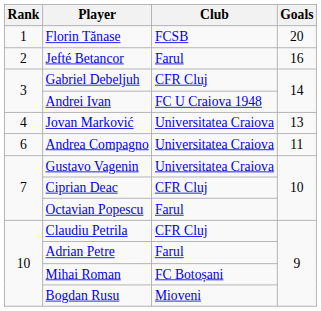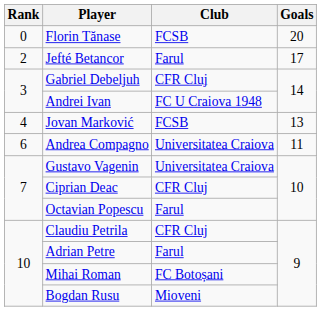(23, 36) 1 -> (23, 36) 0
(297, 58) 16 -> (297, 58) 17
(214, 123) Universitatea Craiova -> (172, 123) FCSB
